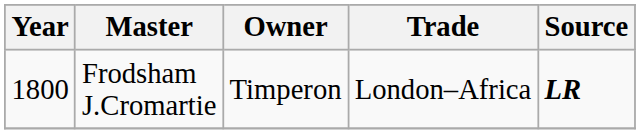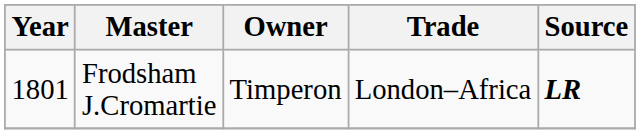(40, 88) 1800 -> (40, 88) 1801
